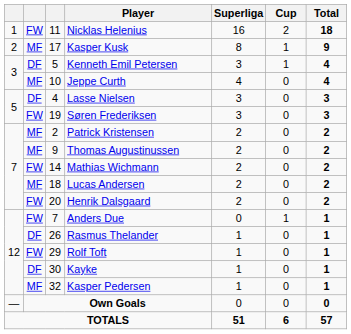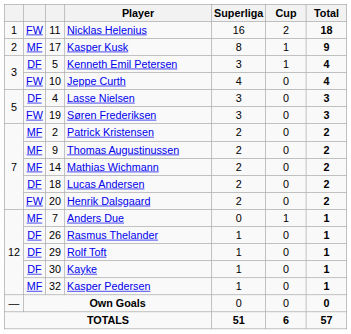(34, 81) MF -> (34, 81) FW
(34, 167) FW -> (34, 167) MF
(34, 184) MF -> (34, 184) DF
(34, 218) FW -> (34, 218) MF
(34, 252) FW -> (34, 252) DF
